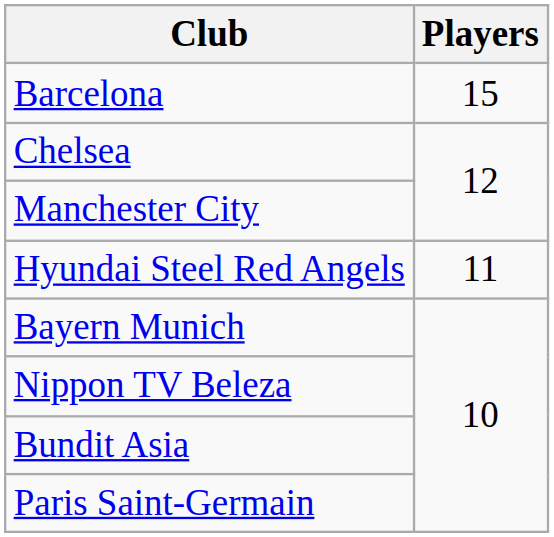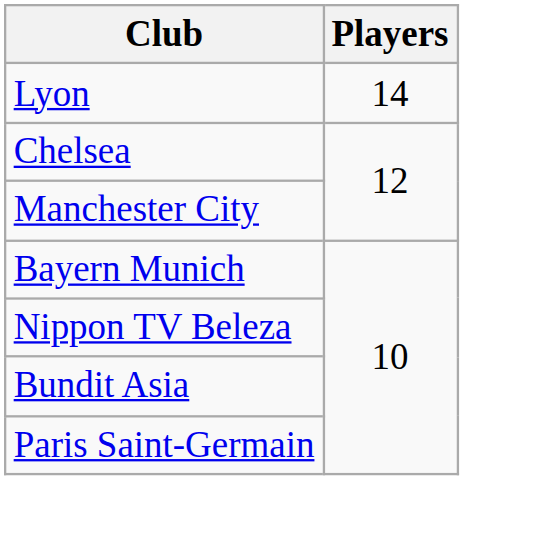- row: (89, 92)
+ row: (52, 92)
- row: (209, 268)
